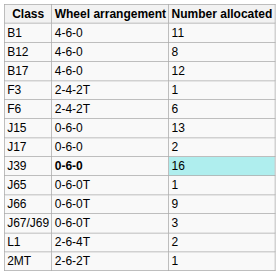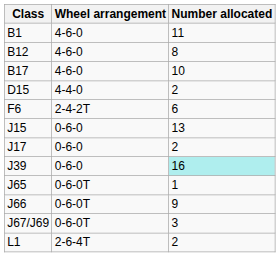(178, 71) 12 -> (178, 71) 10
+ row: (18, 90)
- row: (14, 90)
(69, 166) bold -> (69, 166) normal
- row: (19, 261)
